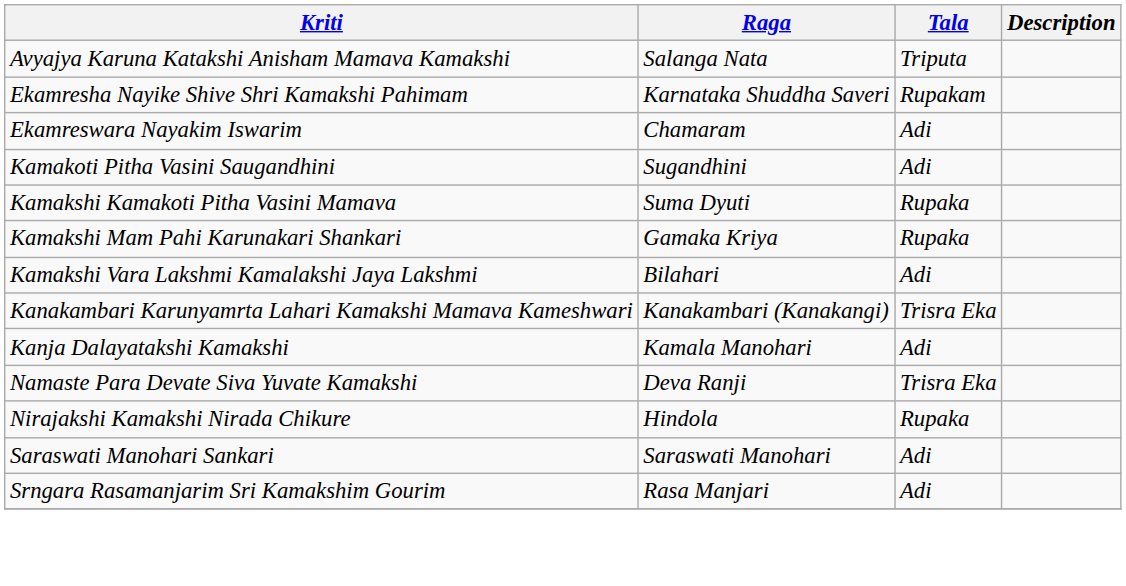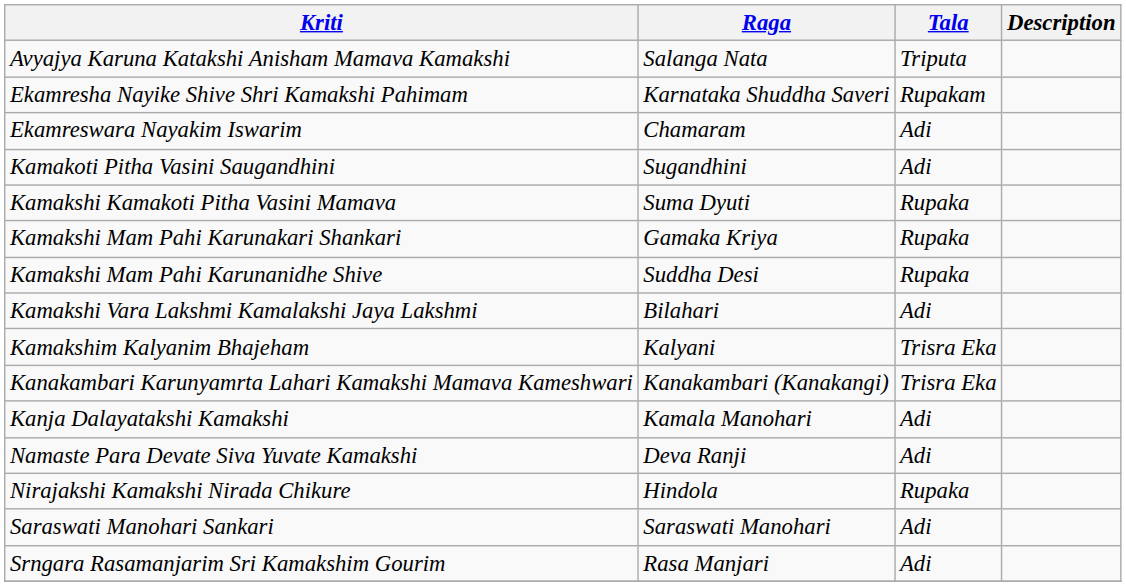+ row: (196, 274)
+ row: (160, 346)
(948, 382) Trisra Eka -> (916, 454) Adi
